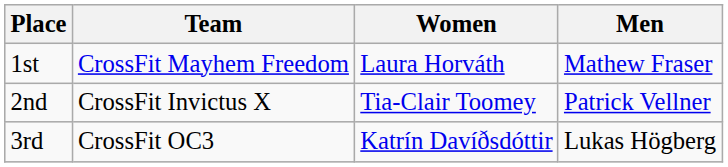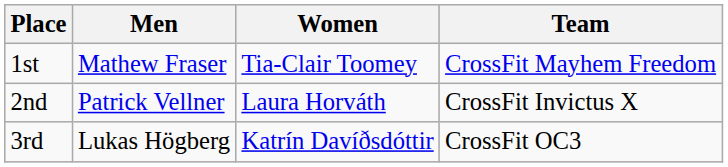columns swapped: (640, 24) <-> (213, 24)
(432, 63) Laura Horváth -> (329, 63) Tia-Clair Toomey
(448, 102) Tia-Clair Toomey -> (314, 102) Laura Horváth
